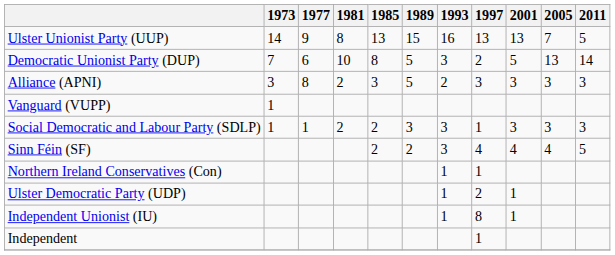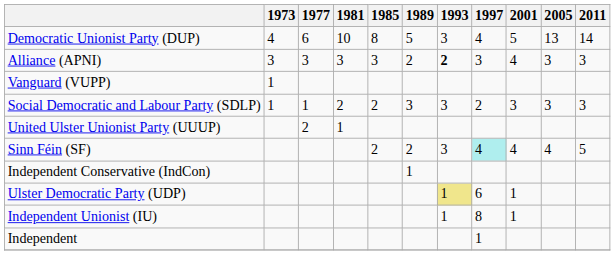- row: (88, 37)
(271, 60) 7 -> (271, 37) 4
(479, 60) 2 -> (479, 37) 4
(305, 82) 8 -> (305, 60) 3
(340, 82) 2 -> (340, 60) 3
(409, 82) 5 -> (409, 60) 2
(444, 82) normal -> (444, 60) bold
(513, 82) 3 -> (513, 60) 4
(479, 127) 1 -> (479, 104) 2
+ row: (114, 127)
(479, 149) no background -> (479, 149) paleturquoise background
+ row: (109, 171)
- row: (115, 171)
(444, 194) no background -> (444, 194) khaki background
(479, 194) 2 -> (479, 194) 6
